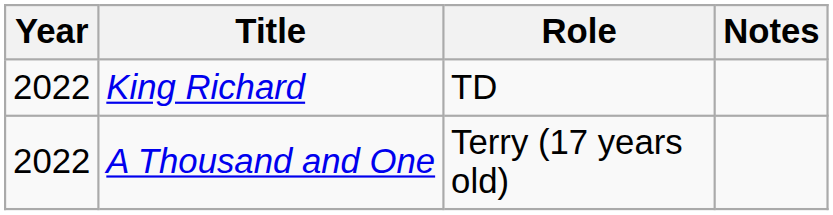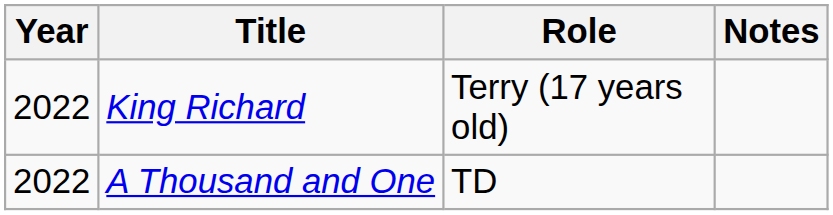(474, 87) TD -> (567, 106) Terry (17 years old)
(567, 161) Terry (17 years old) -> (474, 181) TD
